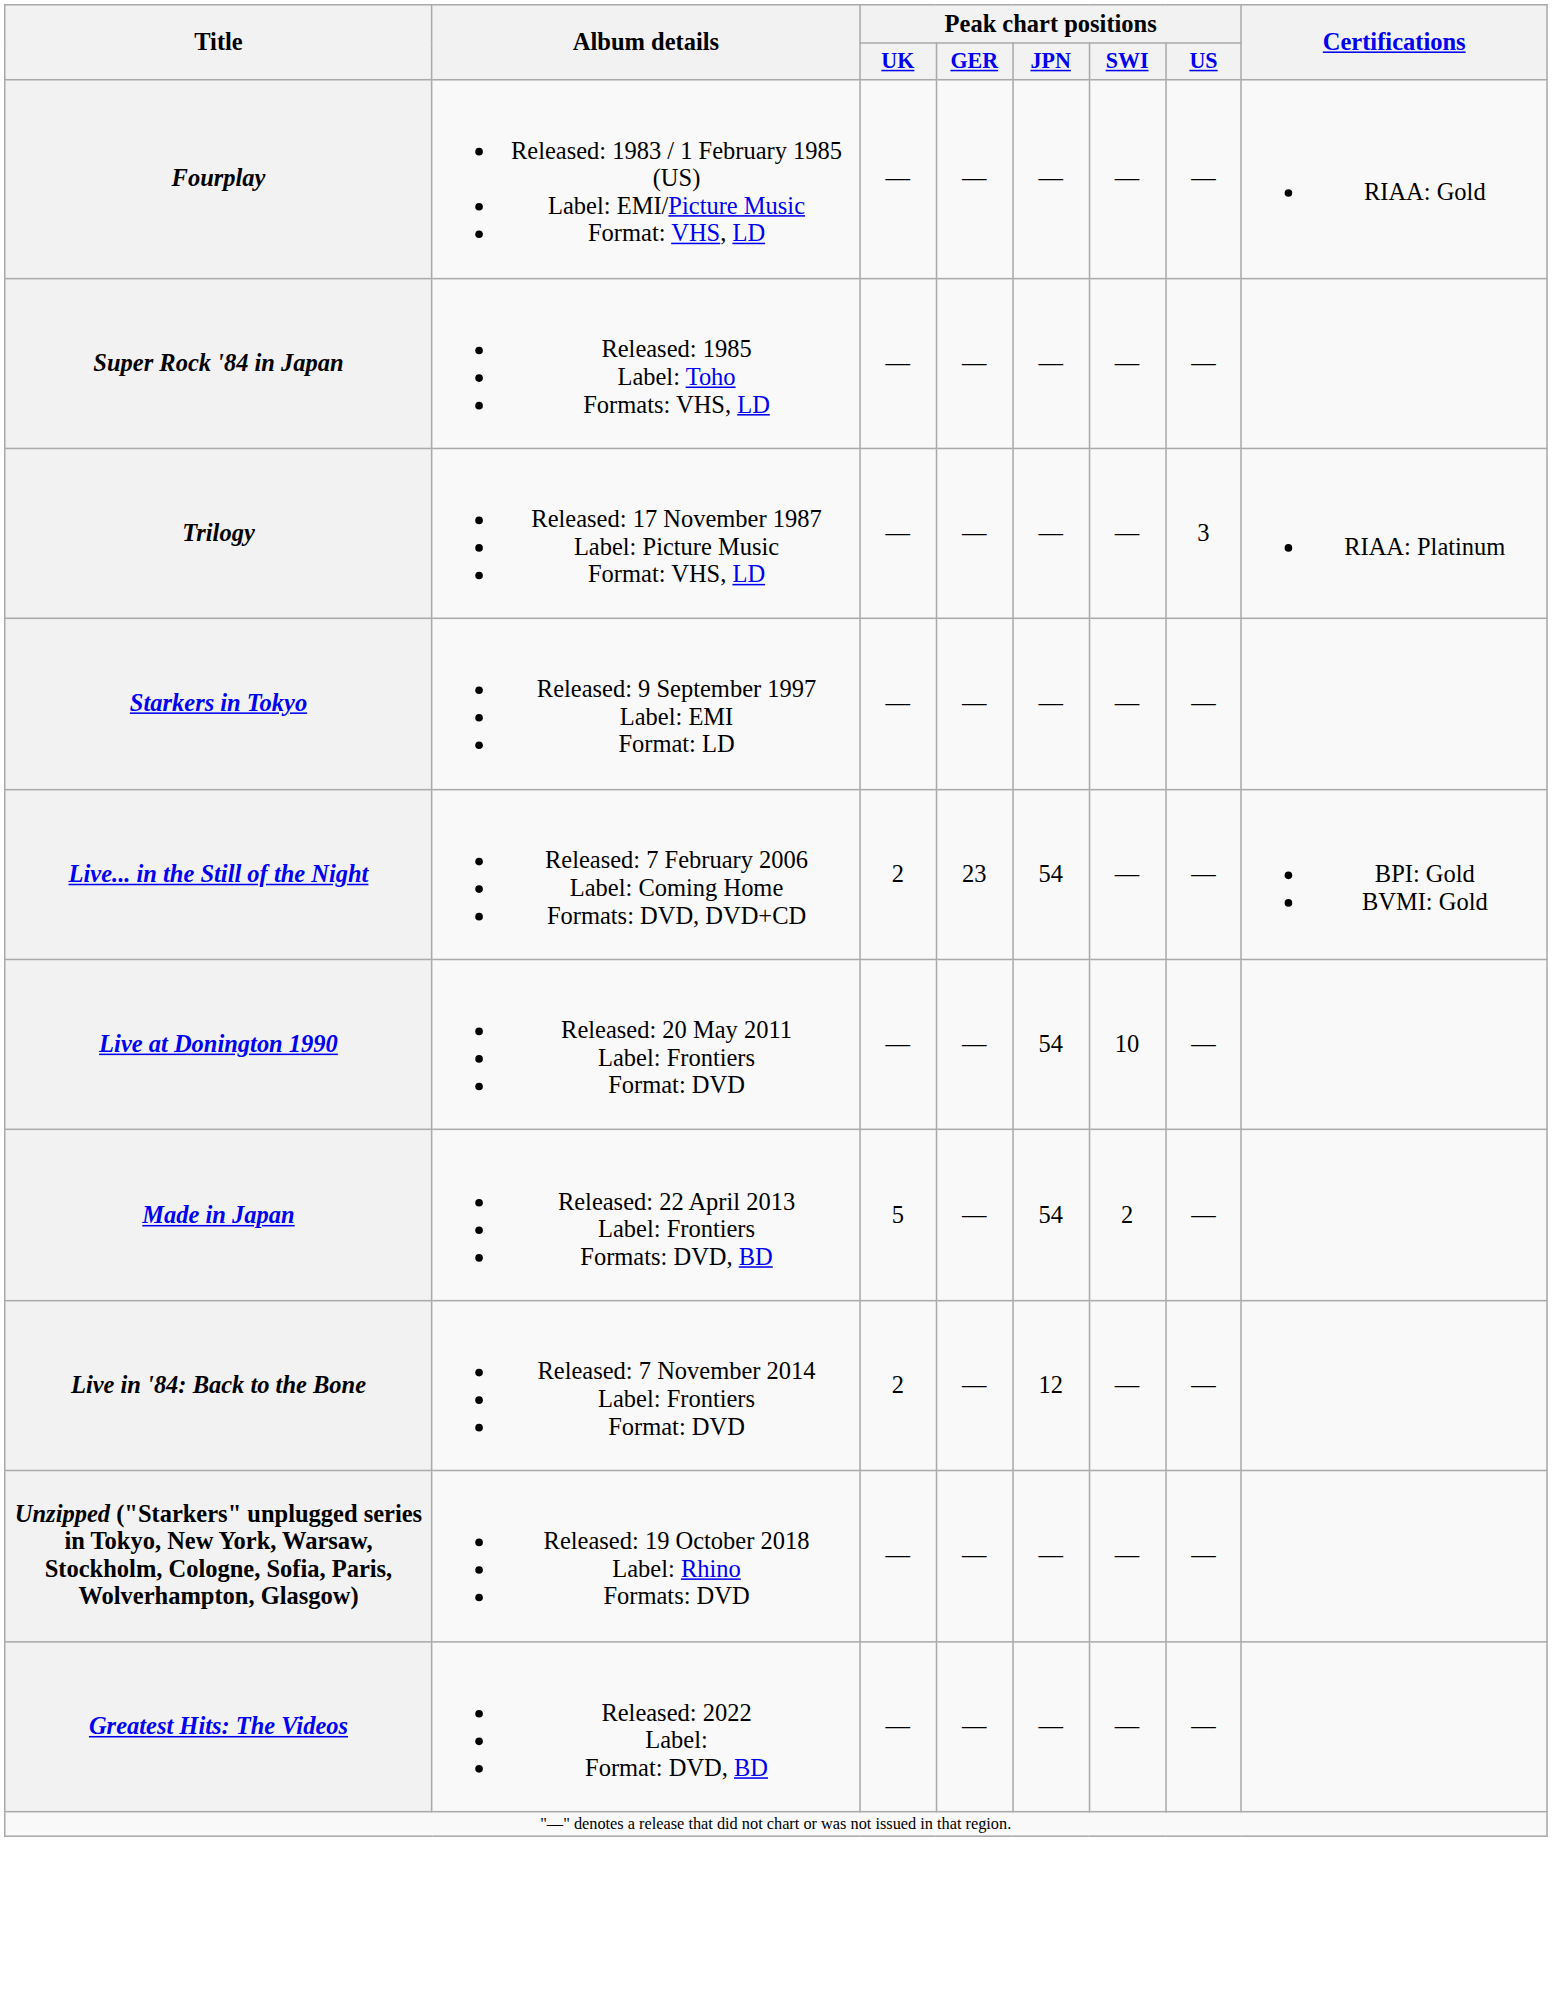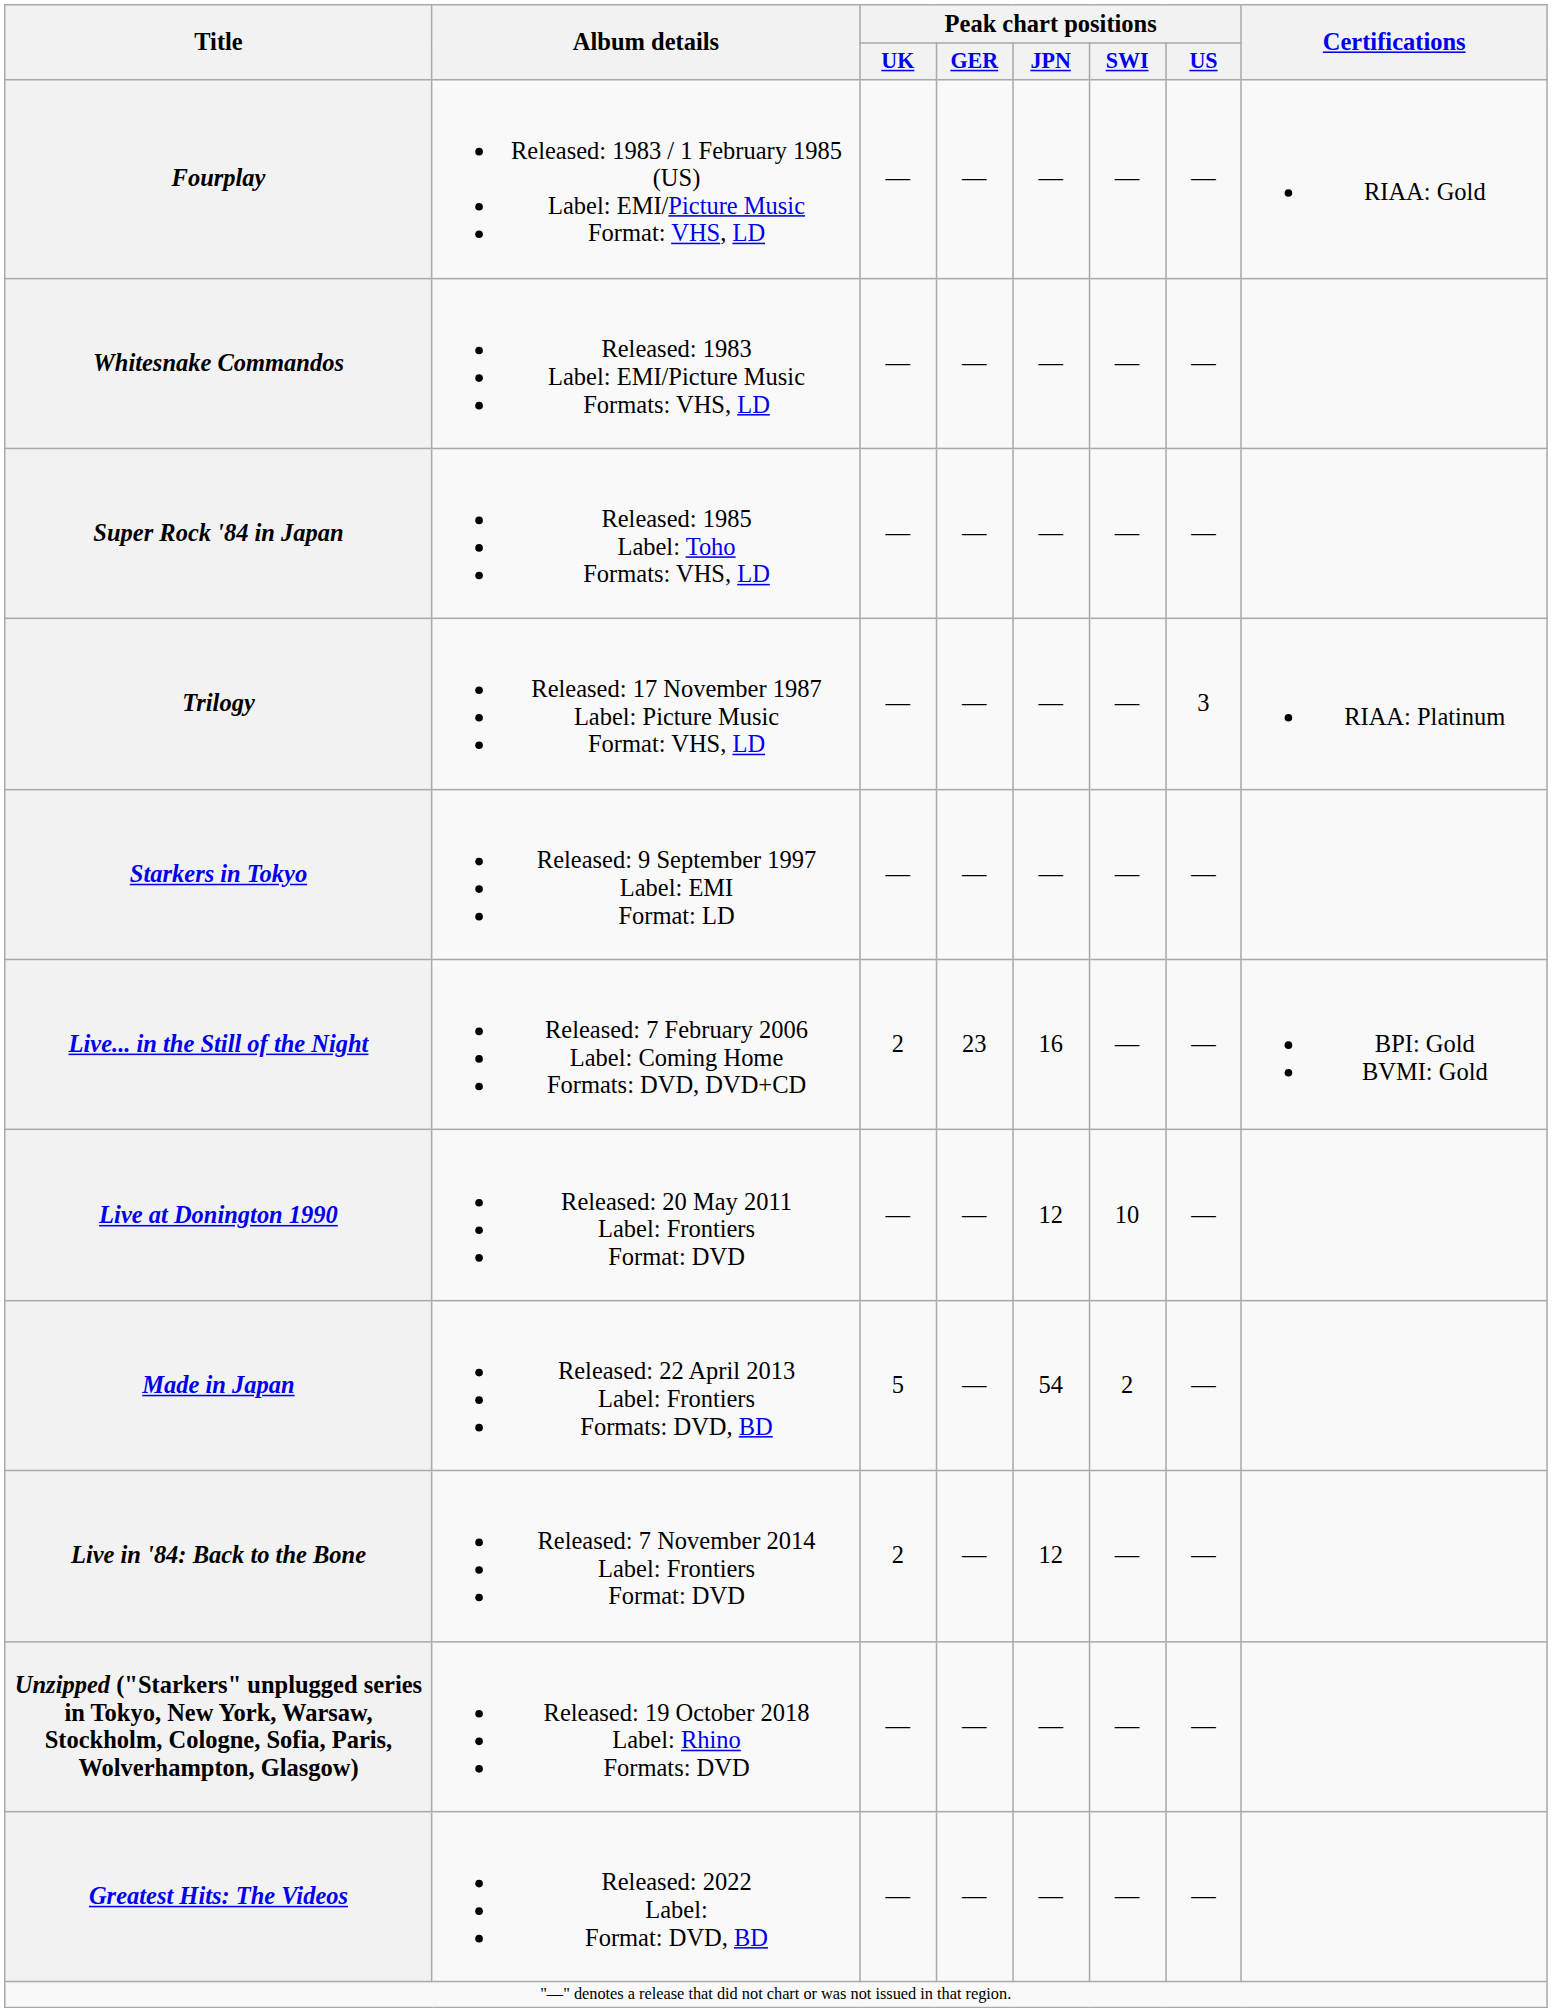+ row: (218, 362)
(1051, 874) 54 -> (1051, 1044) 16
(1051, 1044) 54 -> (1051, 1214) 12
